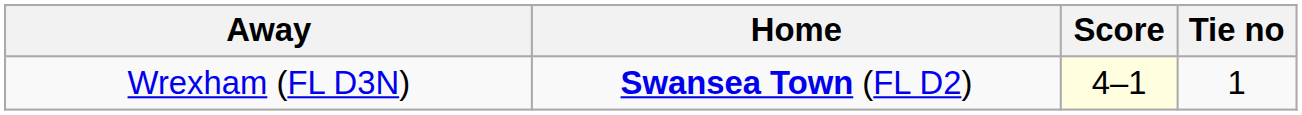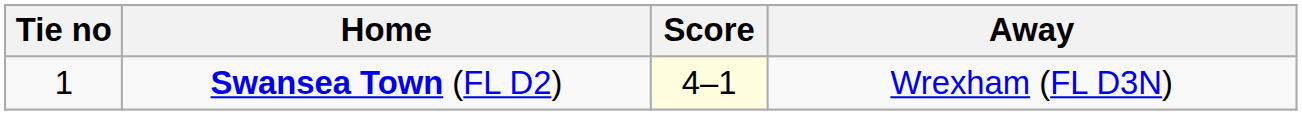columns swapped: (1237, 30) <-> (269, 30)
